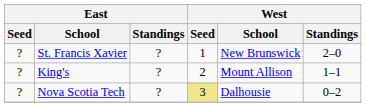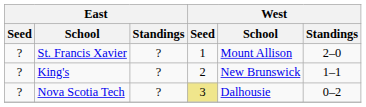(260, 53) New Brunswick -> (256, 53) Mount Allison
(256, 72) Mount Allison -> (260, 72) New Brunswick
